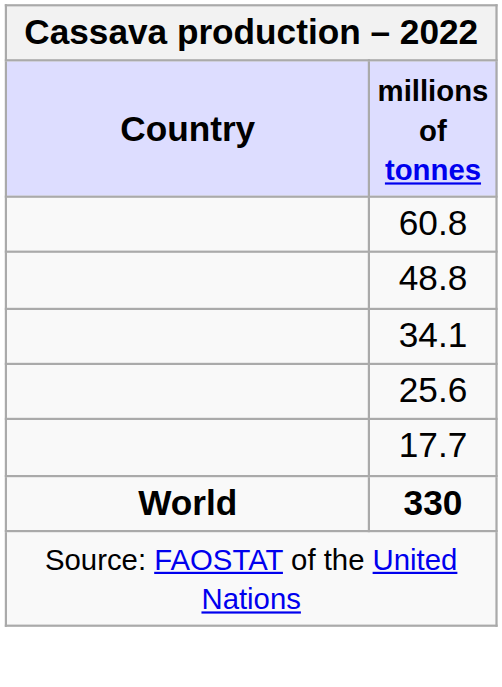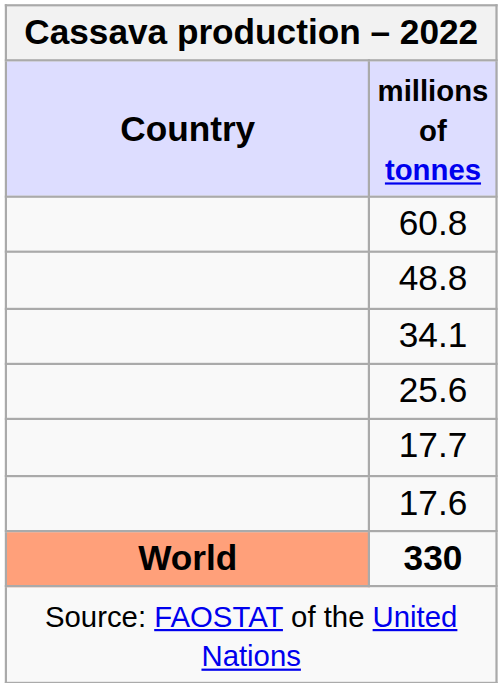+ row: (433, 502)
(188, 502) no background -> (188, 558) lightsalmon background
